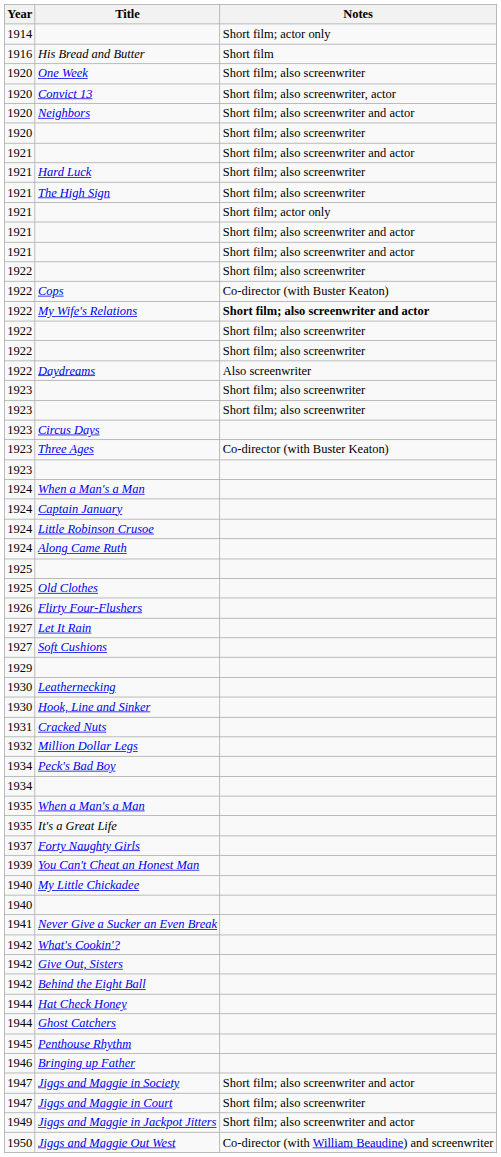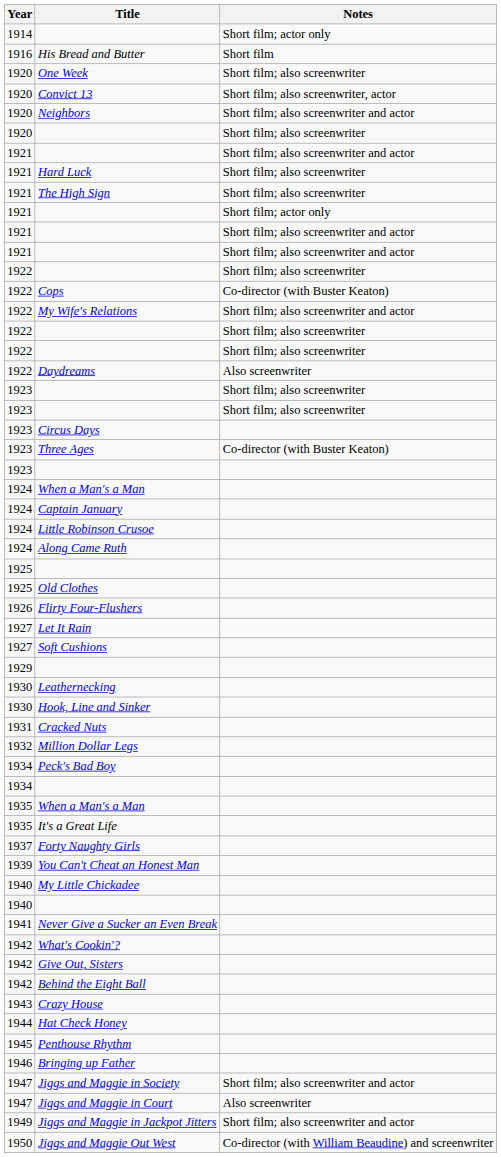(326, 311) bold -> (319, 311) normal
+ row: (20, 1004)
- row: (20, 1023)
(294, 1102) Short film; also screenwriter -> (267, 1102) Also screenwriter
